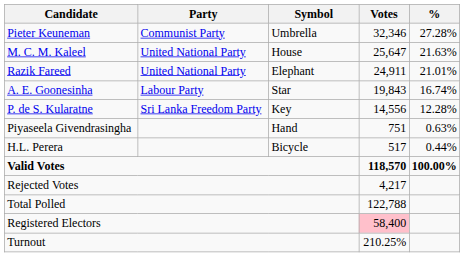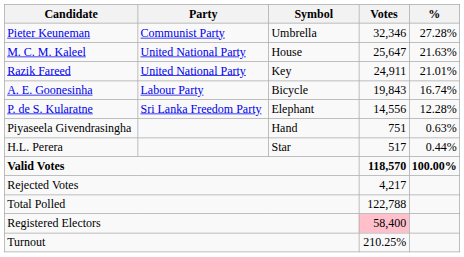(293, 71) Elephant -> (281, 71) Key
(281, 90) Star -> (290, 90) Bicycle
(281, 109) Key -> (293, 109) Elephant
(290, 147) Bicycle -> (281, 147) Star
